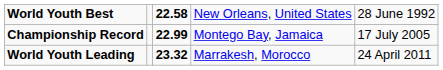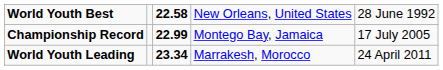(172, 55) 23.32 -> (172, 55) 23.34
